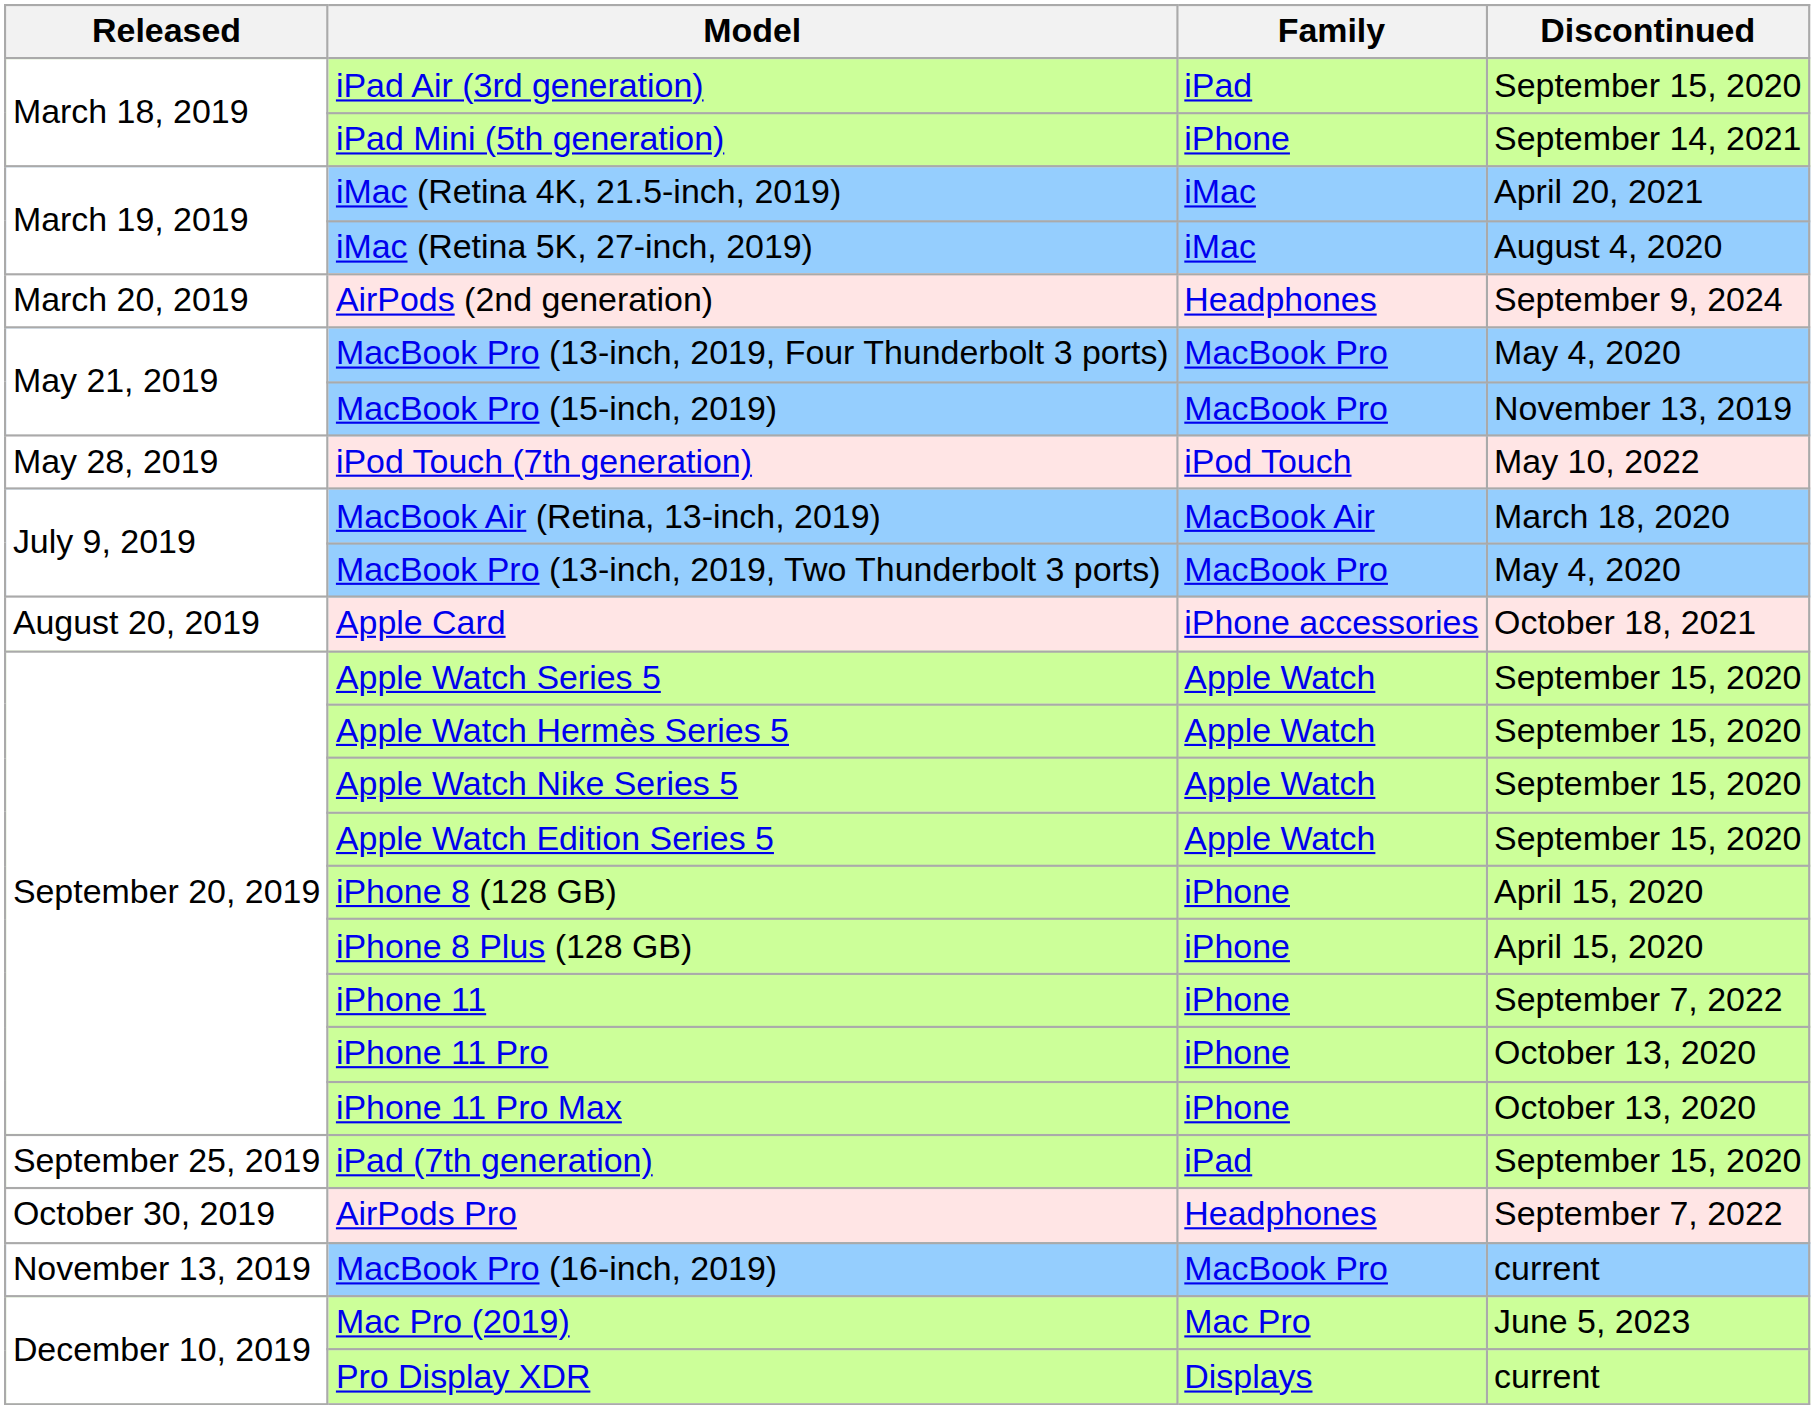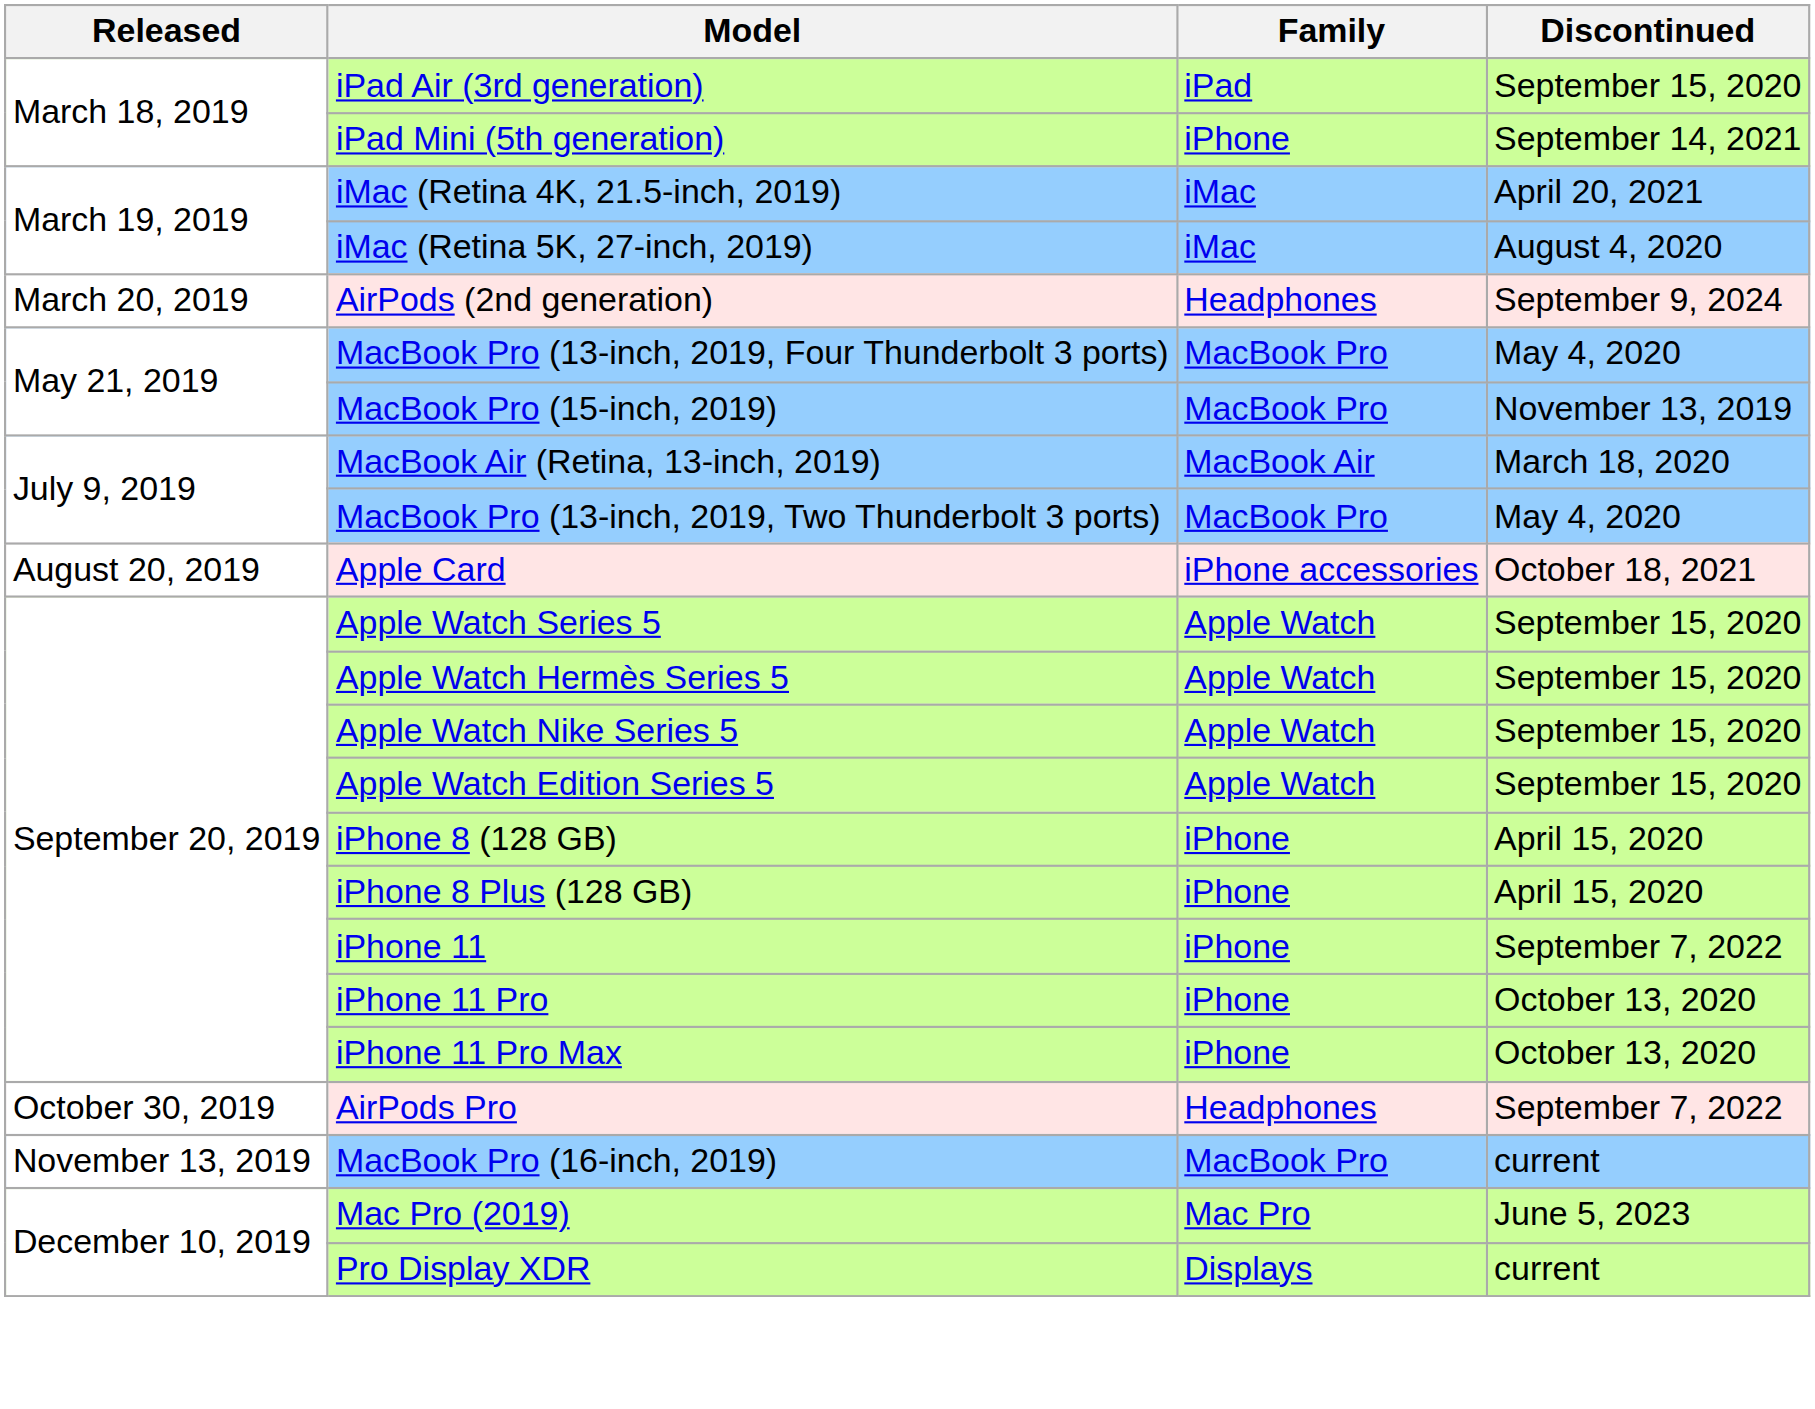- row: (544, 461)
- row: (494, 1161)
